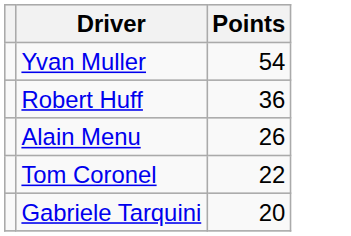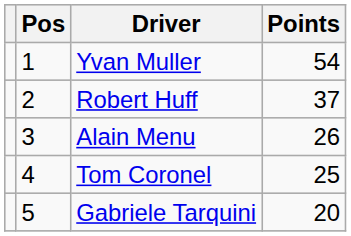+ column: (43, 24)
(272, 99) 36 -> (327, 99) 37
(272, 175) 22 -> (327, 175) 25
